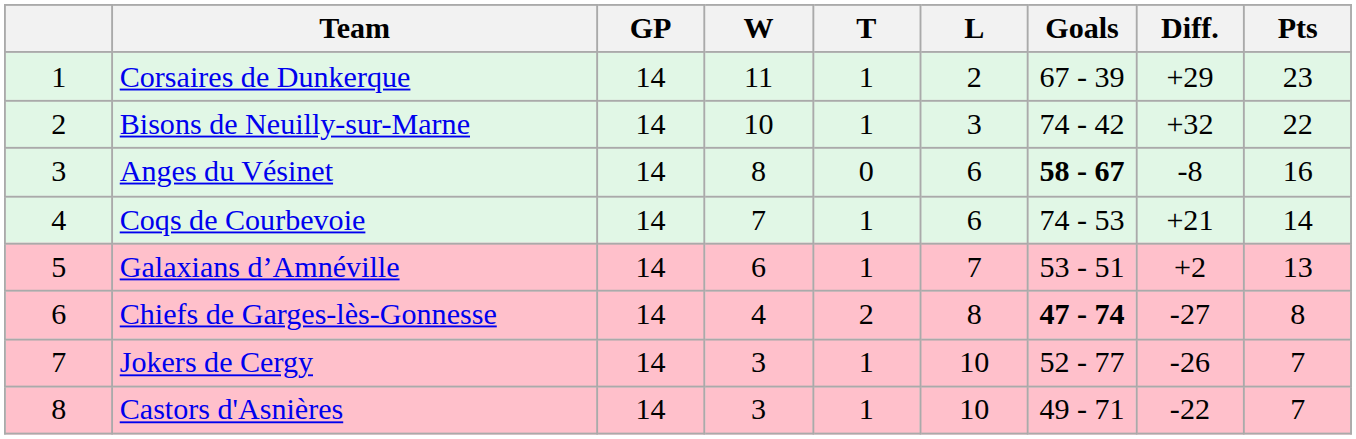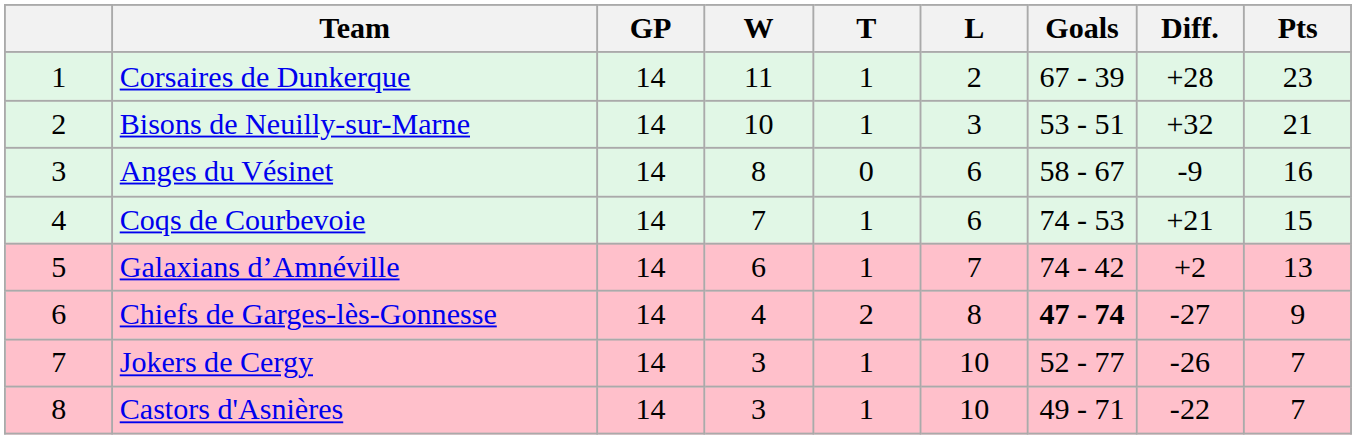(1190, 76) +29 -> (1190, 76) +28
(1082, 123) 74 - 42 -> (1082, 123) 53 - 51
(1298, 123) 22 -> (1298, 123) 21
(1082, 171) bold -> (1082, 171) normal
(1190, 171) -8 -> (1190, 171) -9
(1298, 219) 14 -> (1298, 219) 15
(1082, 266) 53 - 51 -> (1082, 266) 74 - 42
(1298, 314) 8 -> (1298, 314) 9
